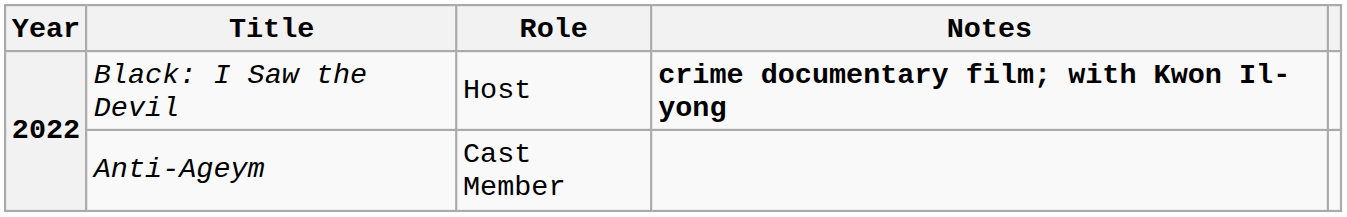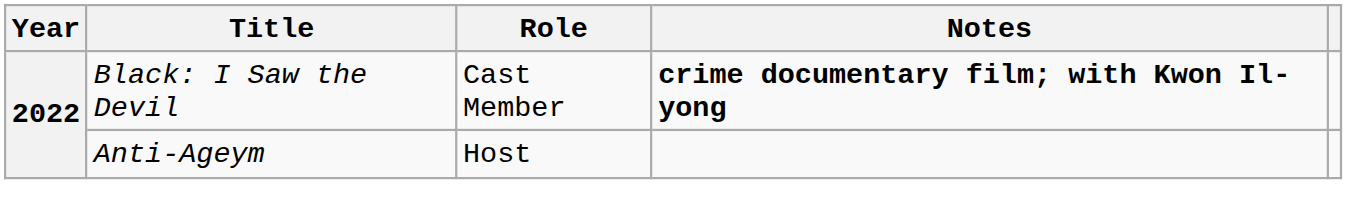(497, 91) Host -> (514, 91) Cast Member
(514, 170) Cast Member -> (497, 154) Host
